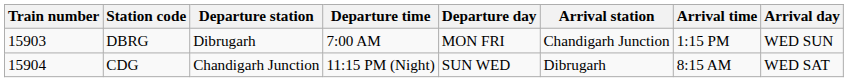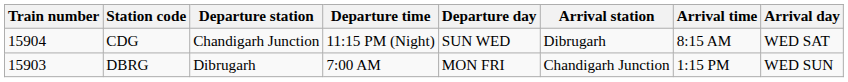rows swapped: (127, 40) <-> (122, 64)
